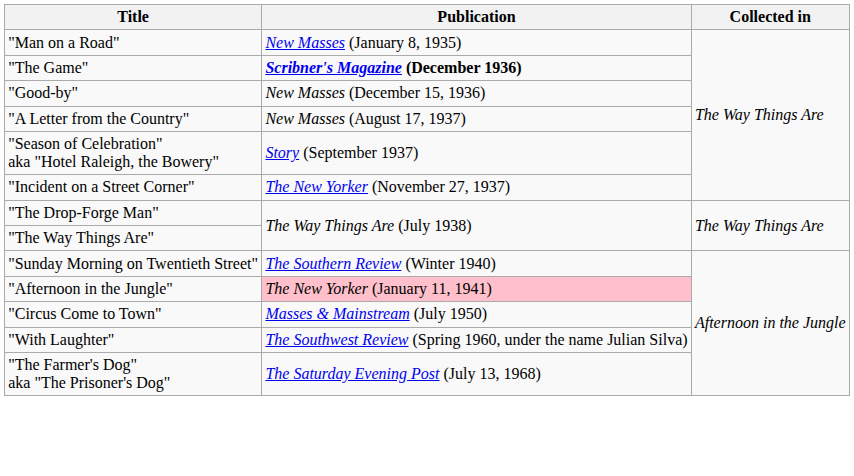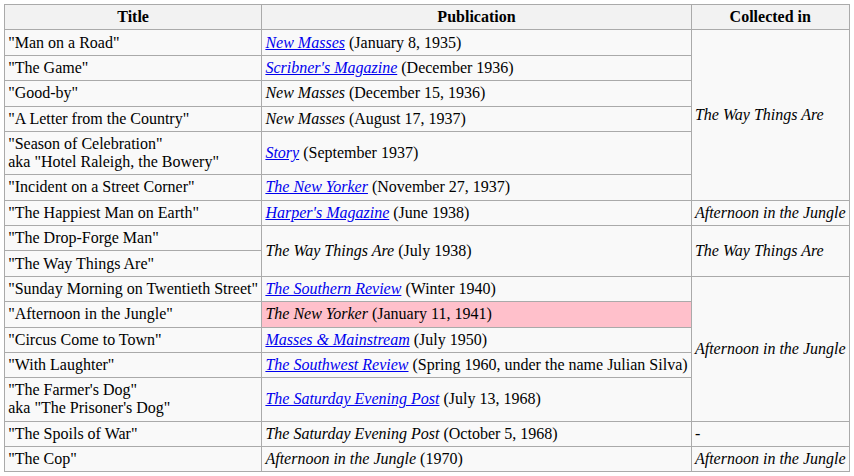(393, 67) bold -> (390, 67) normal
+ row: (104, 212)
+ row: (73, 433)
+ row: (42, 459)
